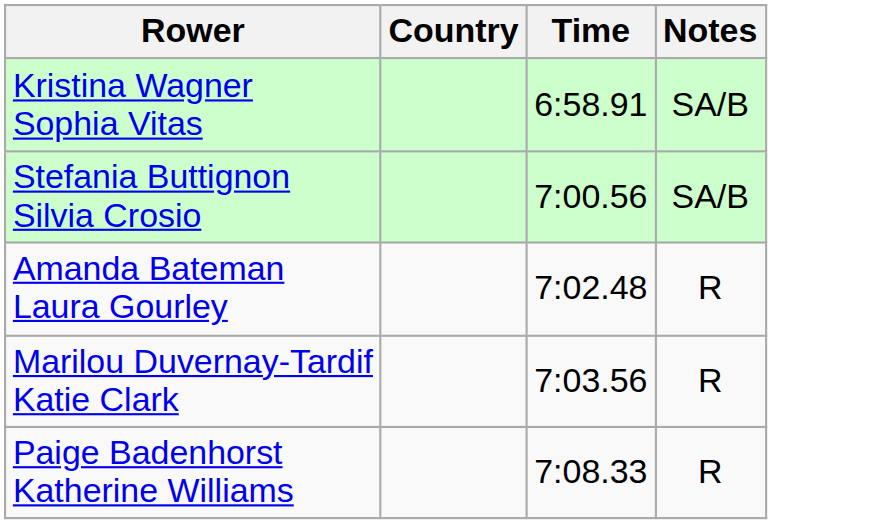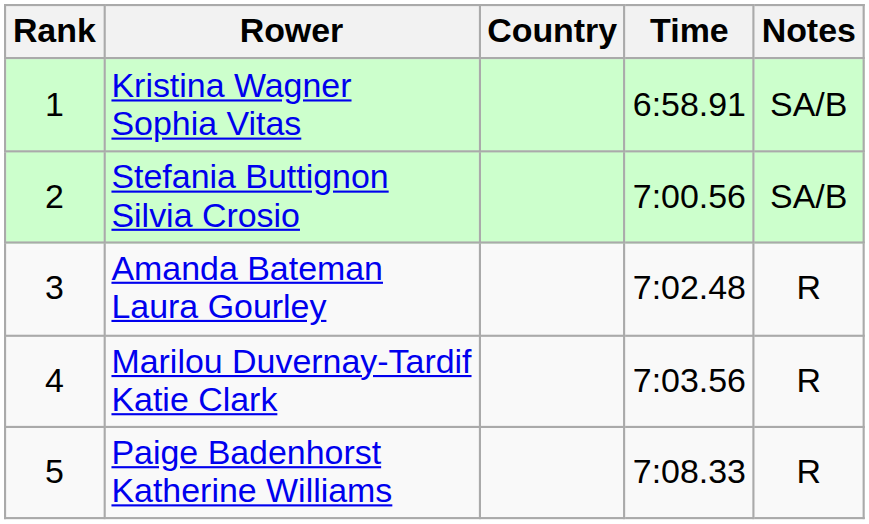+ column: (54, 31)
